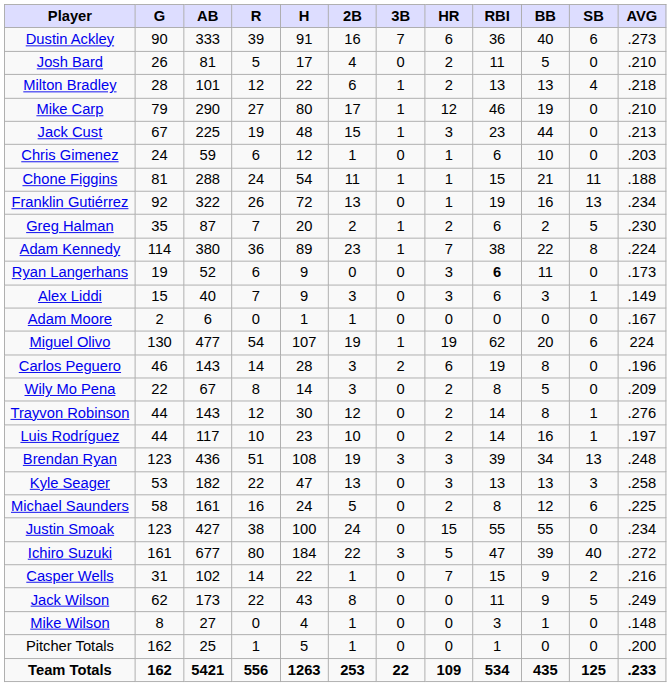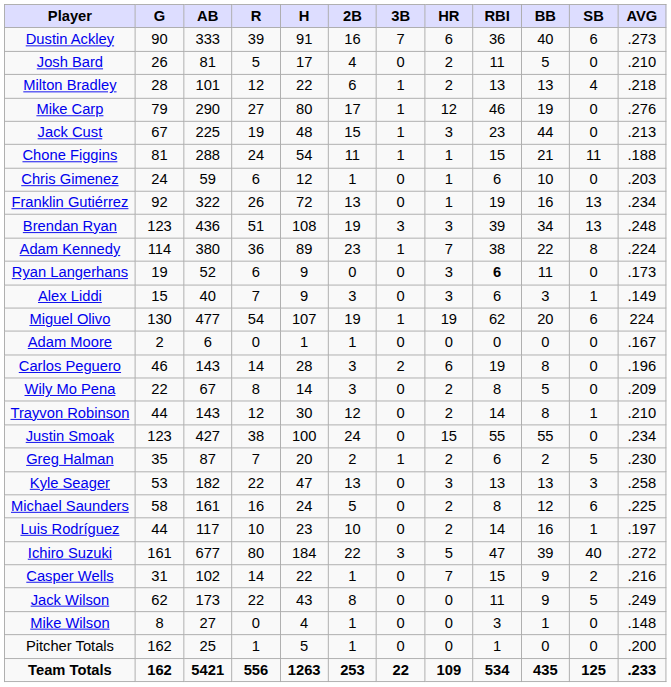(642, 109) .210 -> (642, 109) .276
rows swapped: (70, 179) <-> (70, 156)
rows swapped: (70, 226) <-> (70, 459)
rows swapped: (70, 319) <-> (70, 343)
(642, 413) .276 -> (642, 413) .210
rows swapped: (70, 436) <-> (70, 529)
